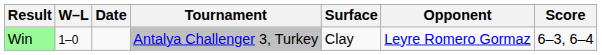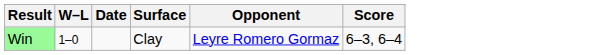- column: (226, 15)
